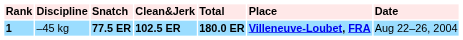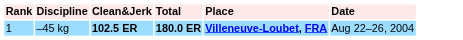- column: (110, 11)
(9, 28) bold -> (9, 28) normal
